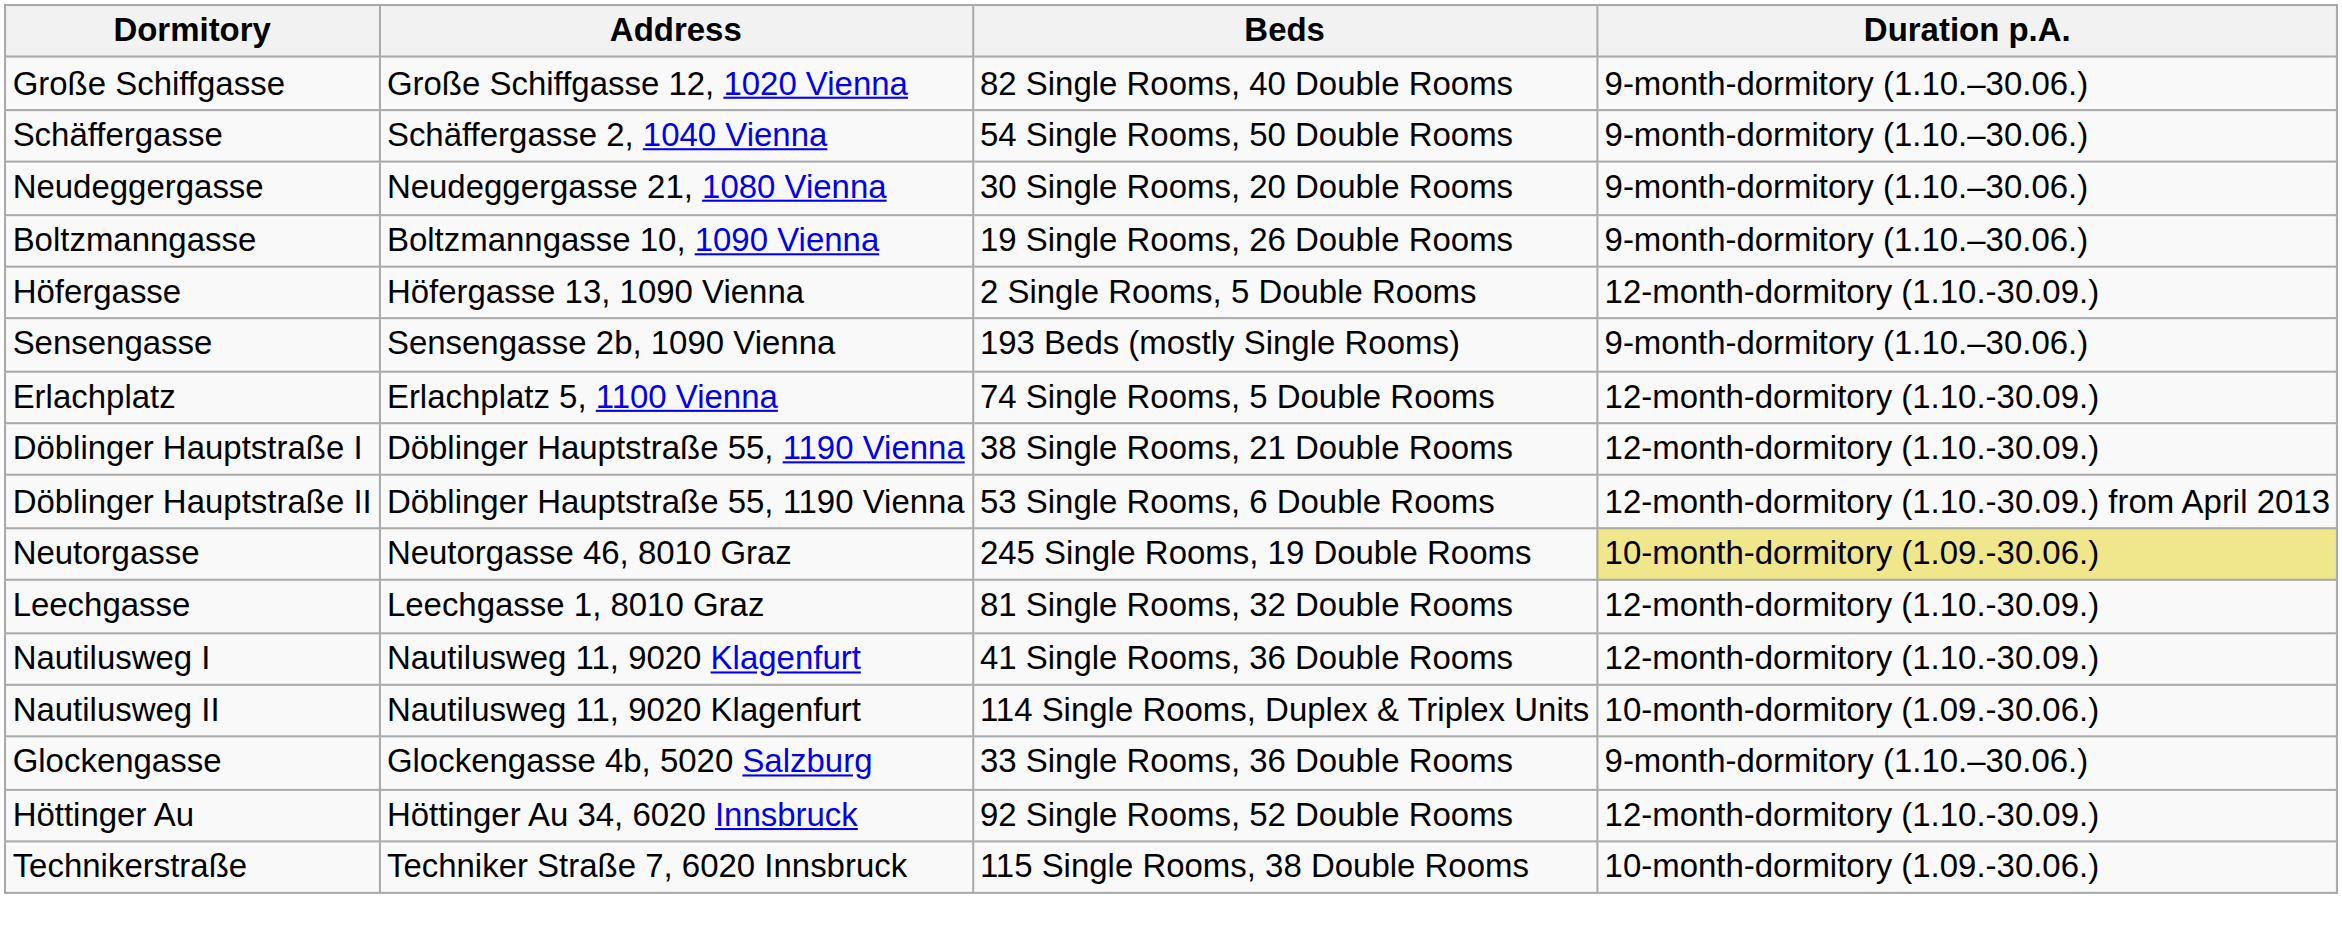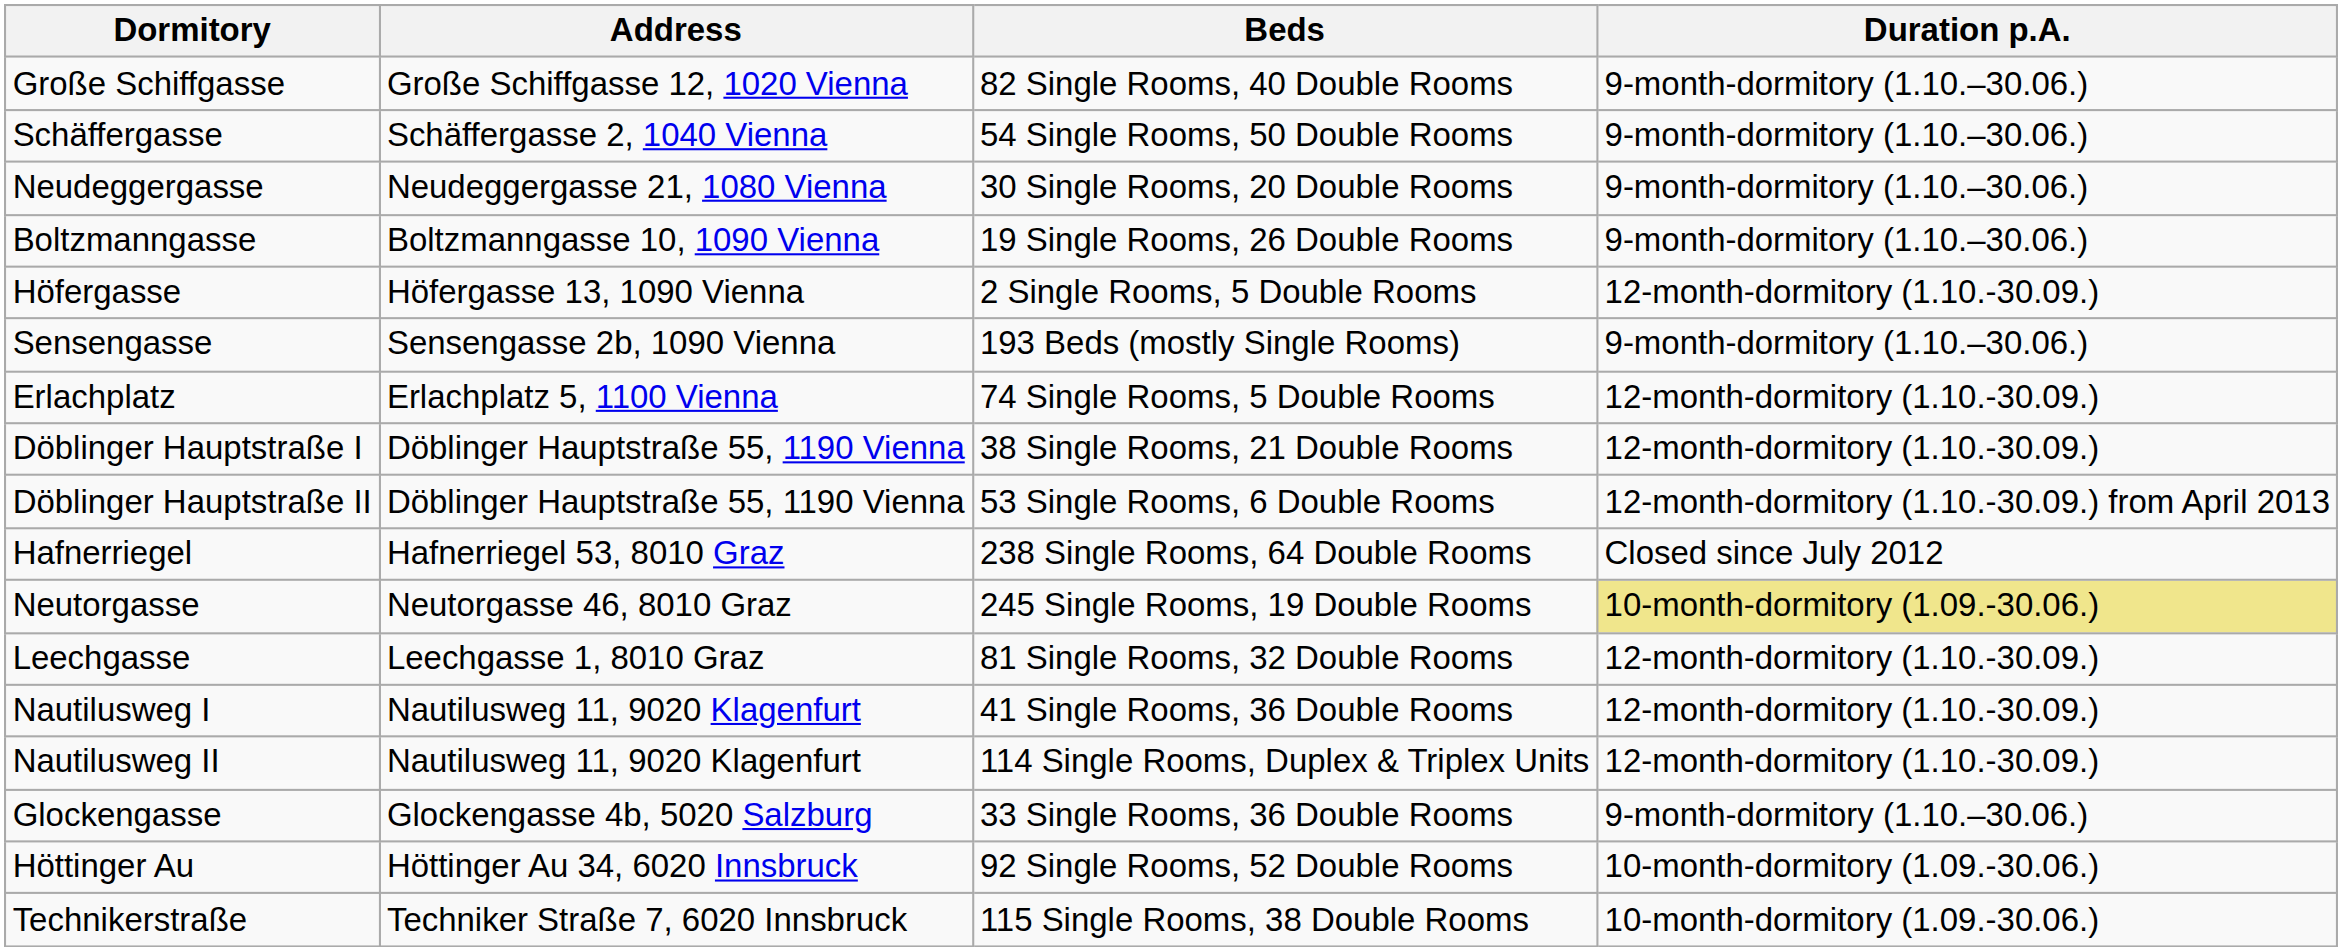+ row: (102, 553)
(1852, 710) 10-month-dormitory (1.09.-30.06.) -> (1852, 762) 12-month-dormitory (1.10.-30.09.)
(1852, 814) 12-month-dormitory (1.10.-30.09.) -> (1852, 866) 10-month-dormitory (1.09.-30.06.)
